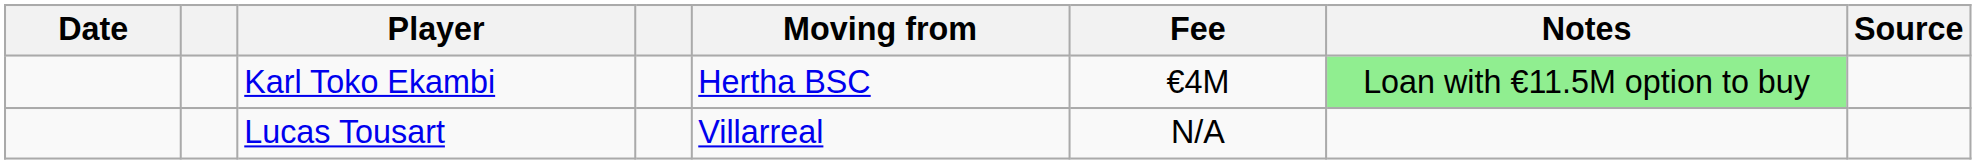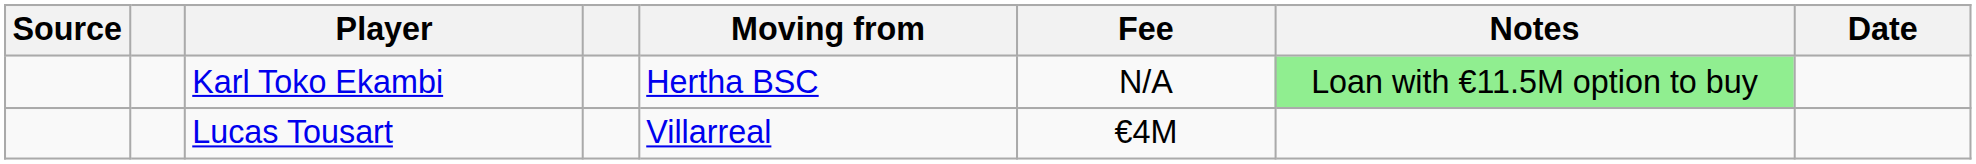columns swapped: (93, 30) <-> (1909, 30)
(1198, 81) €4M -> (1146, 81) N/A
(1198, 132) N/A -> (1146, 132) €4M
